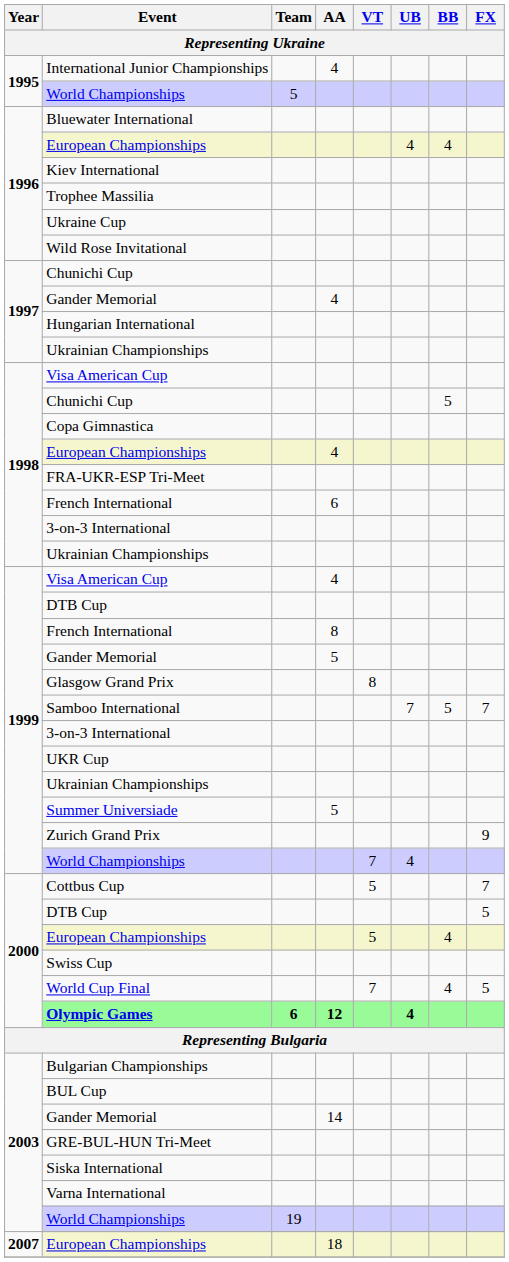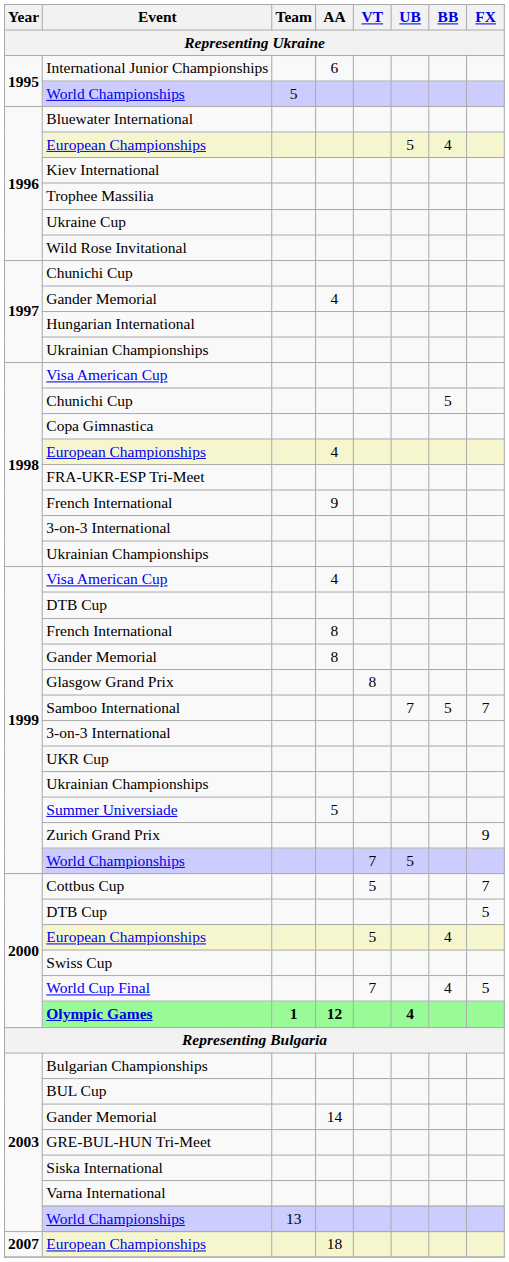(334, 68) 4 -> (334, 68) 6
(410, 145) 4 -> (410, 145) 5
(334, 503) 6 -> (334, 503) 9
(334, 656) 5 -> (334, 656) 8
(410, 861) 4 -> (410, 861) 5
(294, 1014) 6 -> (294, 1014) 1
(294, 1218) 19 -> (294, 1218) 13
